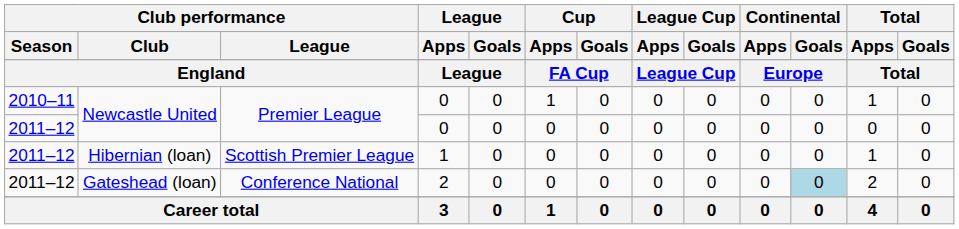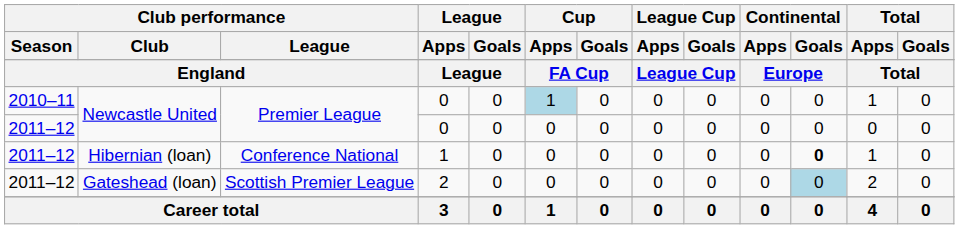(551, 100) no background -> (551, 100) lightblue background
(320, 155) Scottish Premier League -> (320, 155) Conference National
(819, 155) normal -> (819, 155) bold
(320, 182) Conference National -> (320, 182) Scottish Premier League
